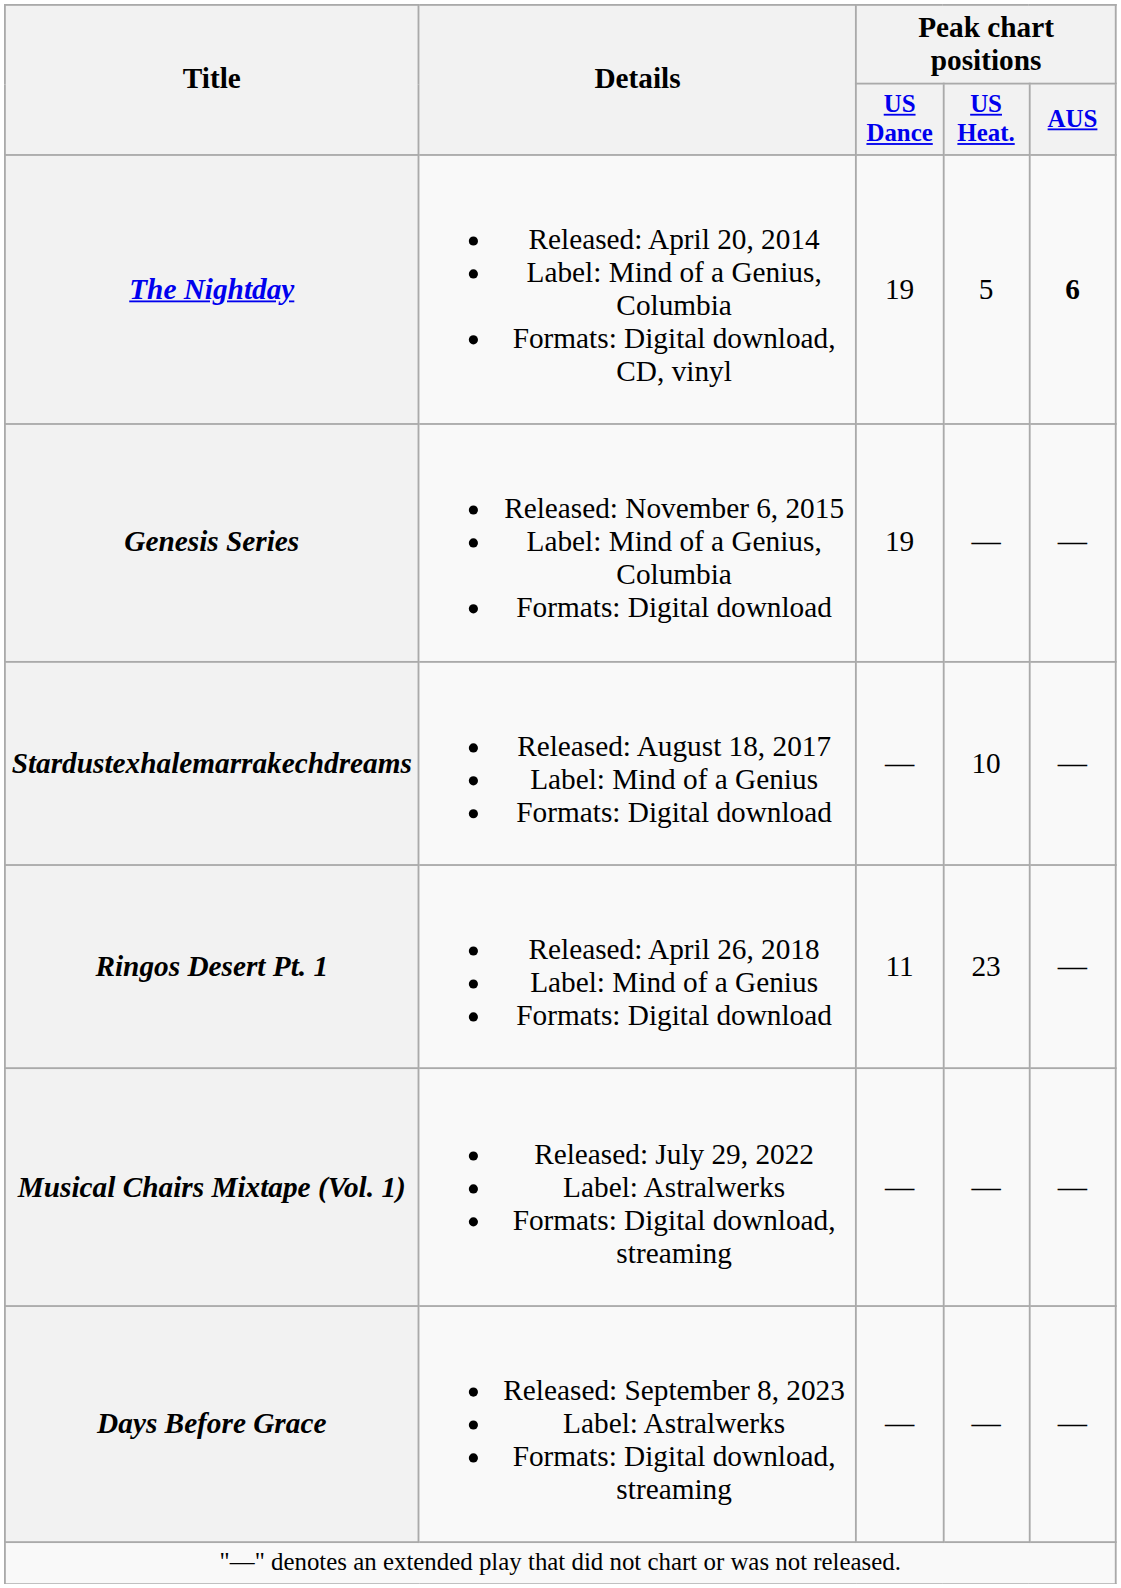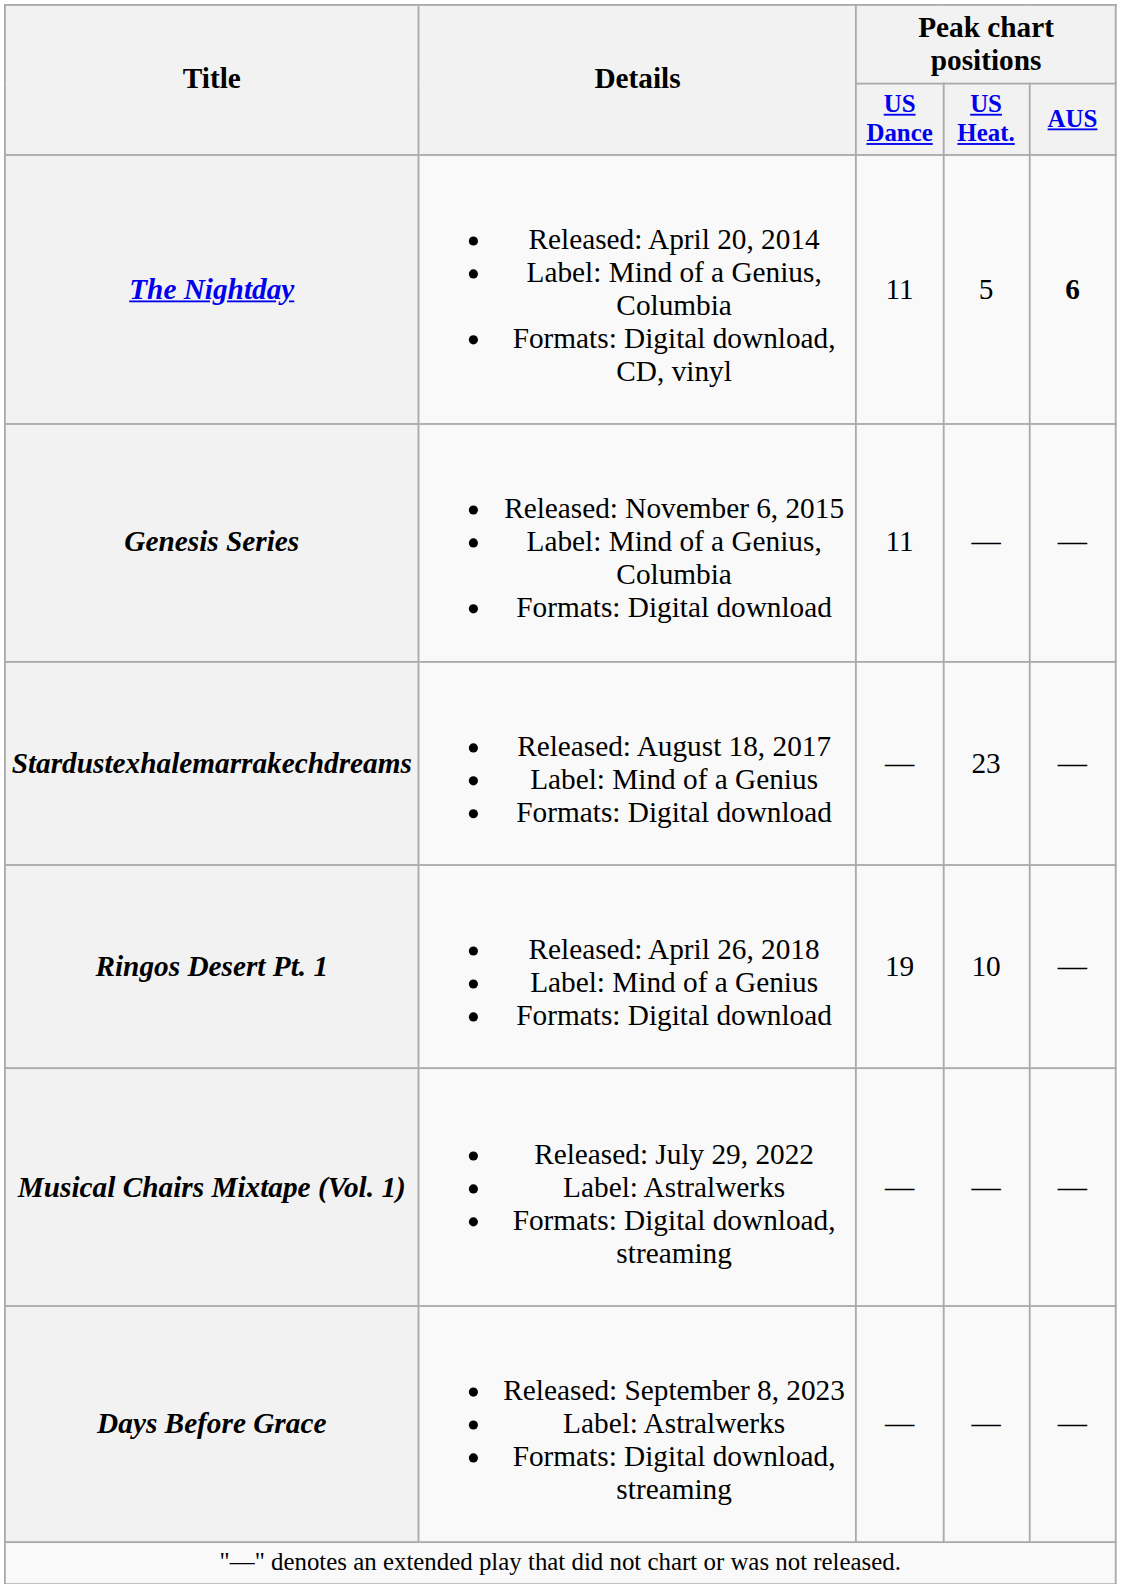(900, 289) 19 -> (900, 289) 11
(900, 542) 19 -> (900, 542) 11
(986, 762) 10 -> (986, 762) 23
(900, 966) 11 -> (900, 966) 19
(986, 966) 23 -> (986, 966) 10
